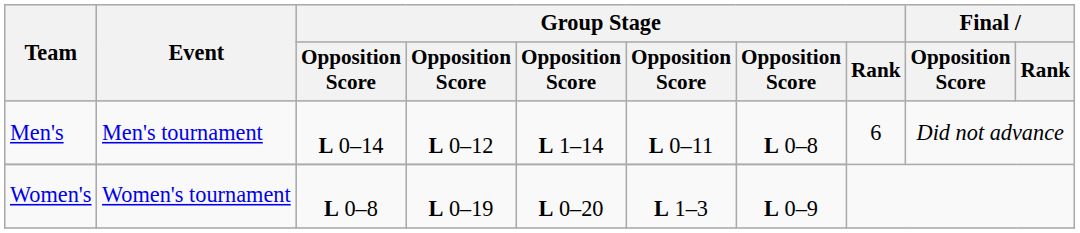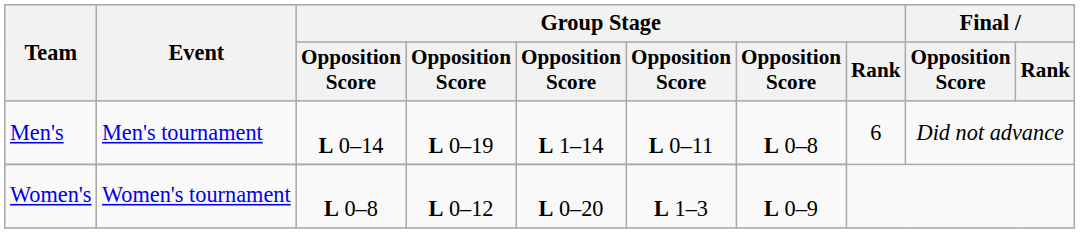(461, 146) L 0–12 -> (461, 146) L 0–19
(461, 209) L 0–19 -> (461, 209) L 0–12
